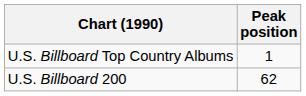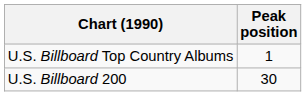(269, 79) 62 -> (269, 79) 30
